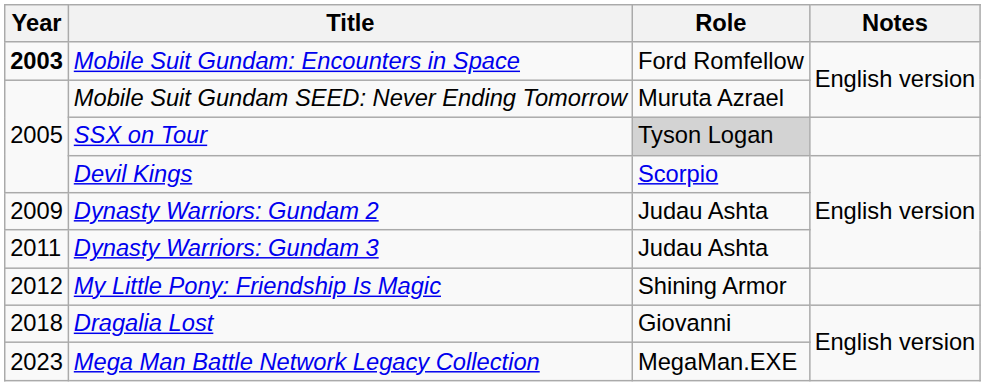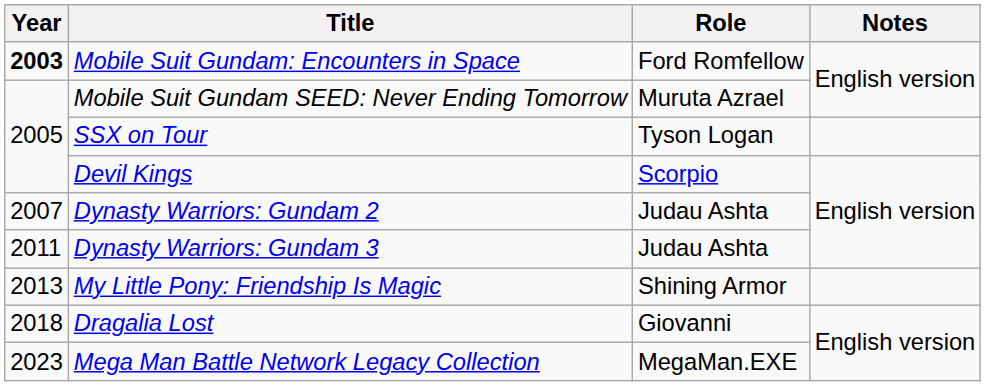(706, 135) lightgrey background -> (706, 135) no background
(37, 211) 2009 -> (37, 211) 2007
(37, 286) 2012 -> (37, 286) 2013
